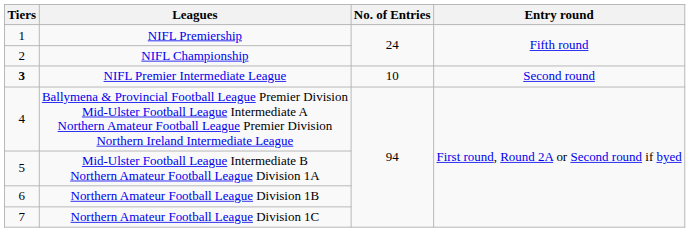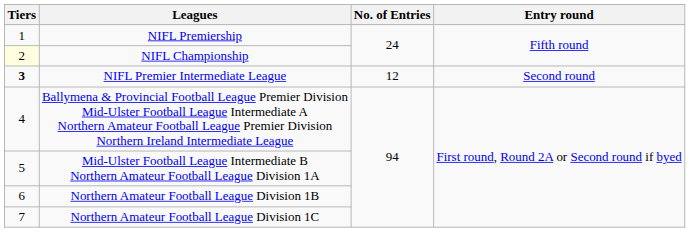(22, 55) no background -> (22, 55) lightyellow background
(392, 76) 10 -> (392, 76) 12
